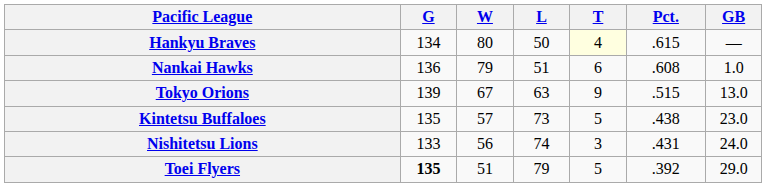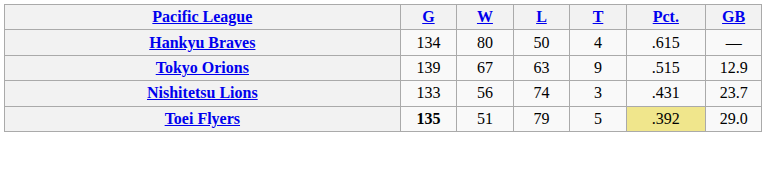(598, 42) lightyellow background -> (598, 42) no background
- row: (202, 67)
(734, 93) 13.0 -> (734, 67) 12.9
- row: (202, 118)
(734, 144) 24.0 -> (734, 93) 23.7
(666, 169) no background -> (666, 118) khaki background
